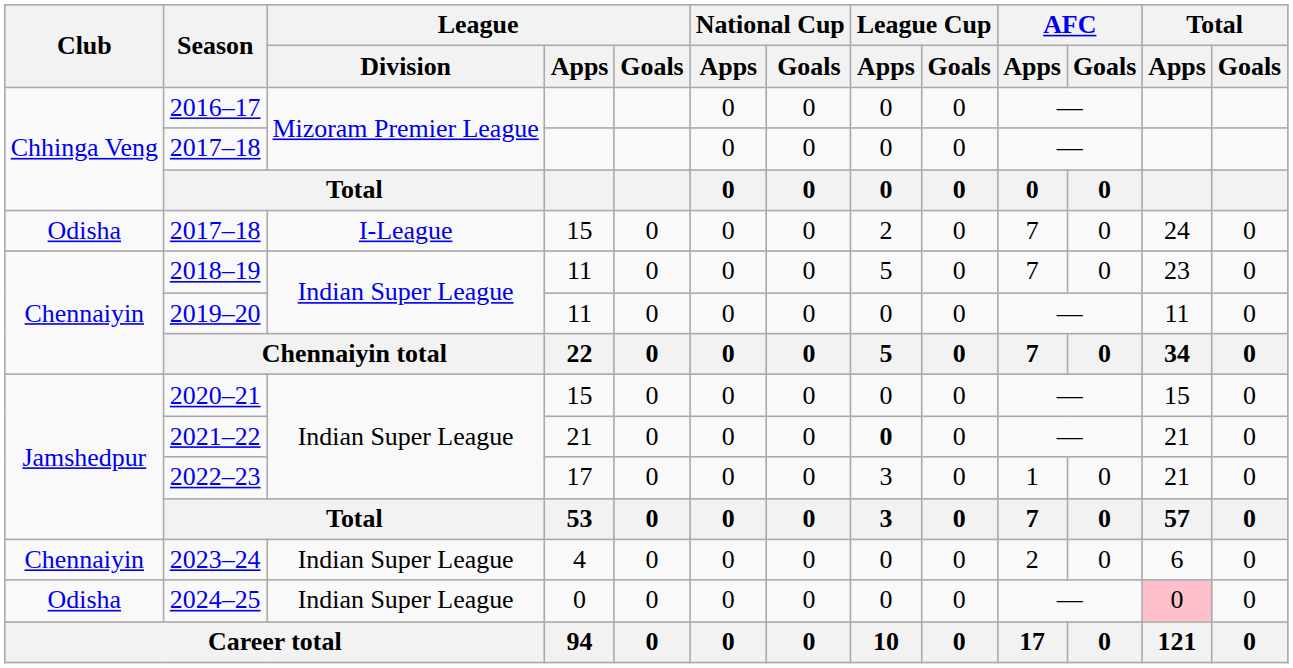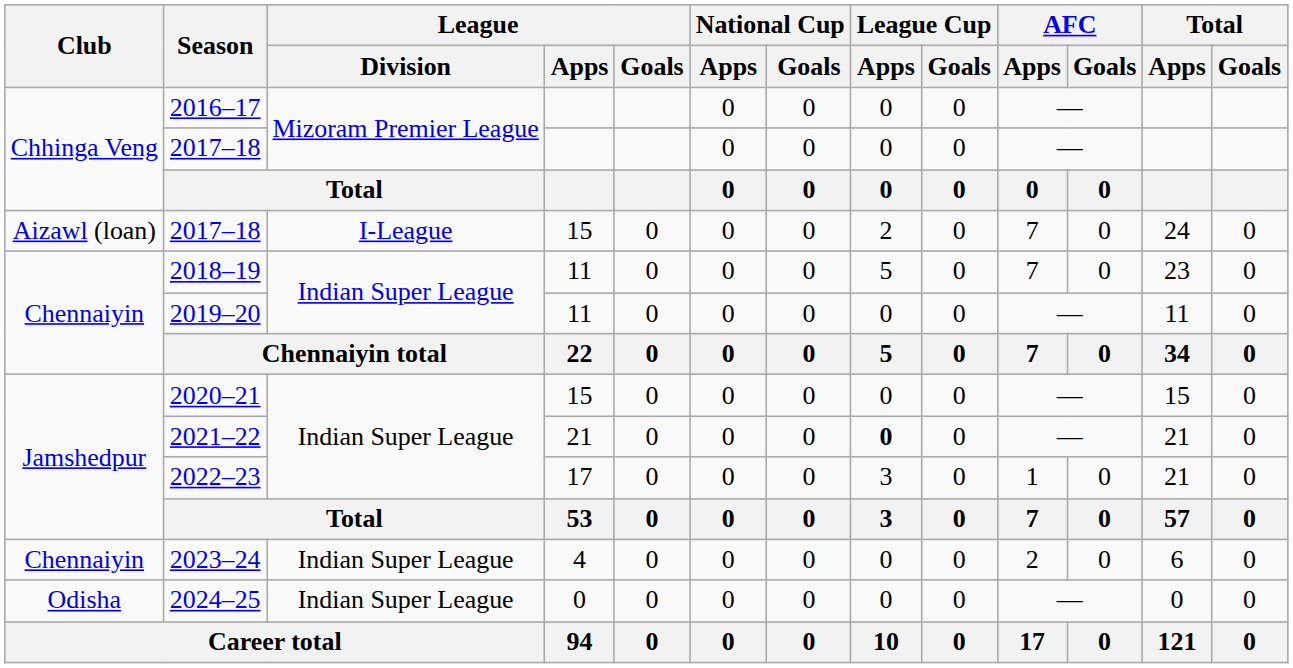(84, 230) Odisha -> (84, 230) Aizawl (loan)
(1177, 600) pink background -> (1177, 600) no background
